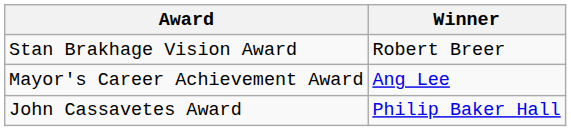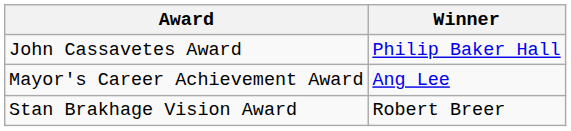rows swapped: (125, 110) <-> (153, 50)
